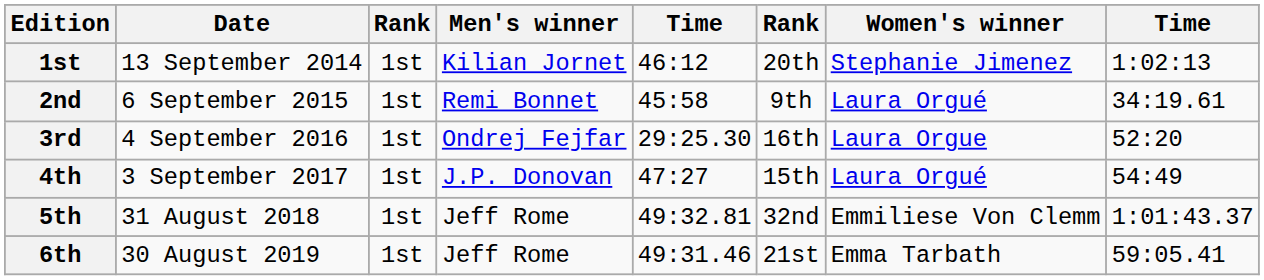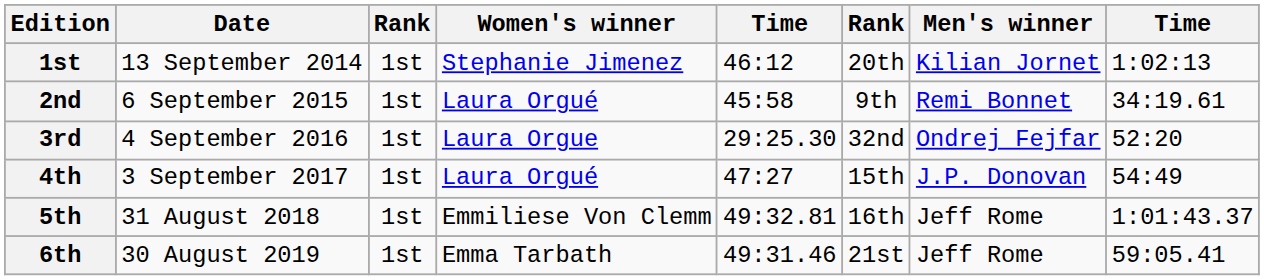columns swapped: (534, 24) <-> (966, 24)
(791, 140) 16th -> (876, 140) 32nd
(791, 217) 32nd -> (876, 217) 16th
